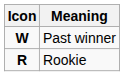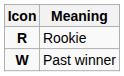rows swapped: (65, 60) <-> (79, 38)
